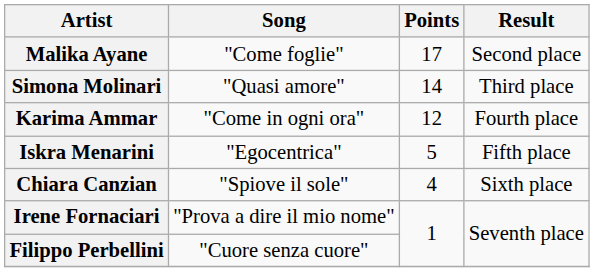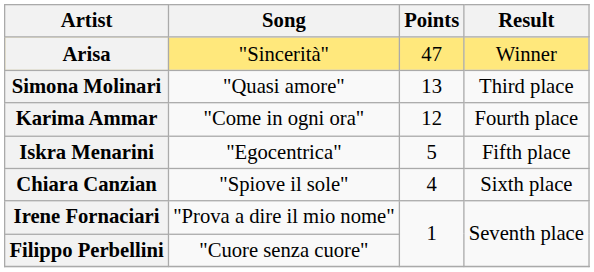+ row: (87, 53)
- row: (87, 53)
(432, 86) 14 -> (432, 86) 13
